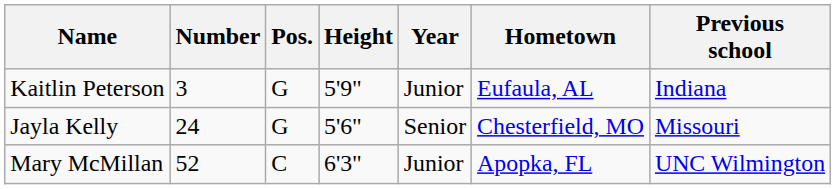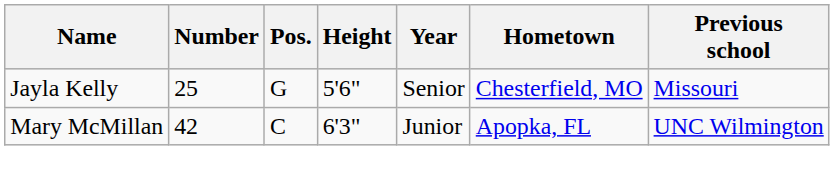- row: (87, 88)
(187, 125) 24 -> (186, 88) 25
(187, 163) 52 -> (186, 125) 42
